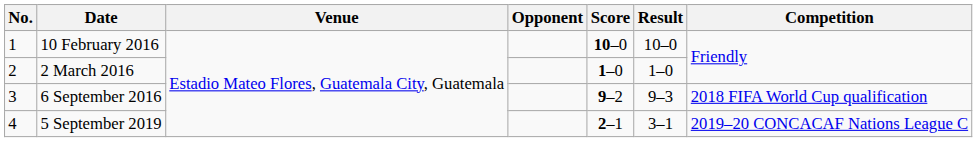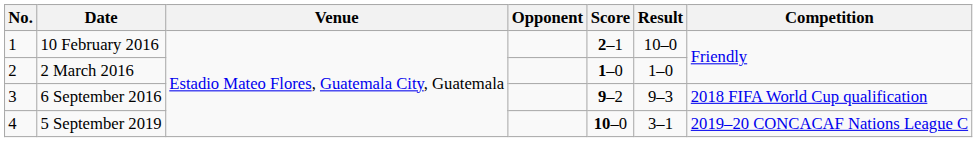(610, 44) 10–0 -> (610, 44) 2–1
(610, 123) 2–1 -> (610, 123) 10–0
